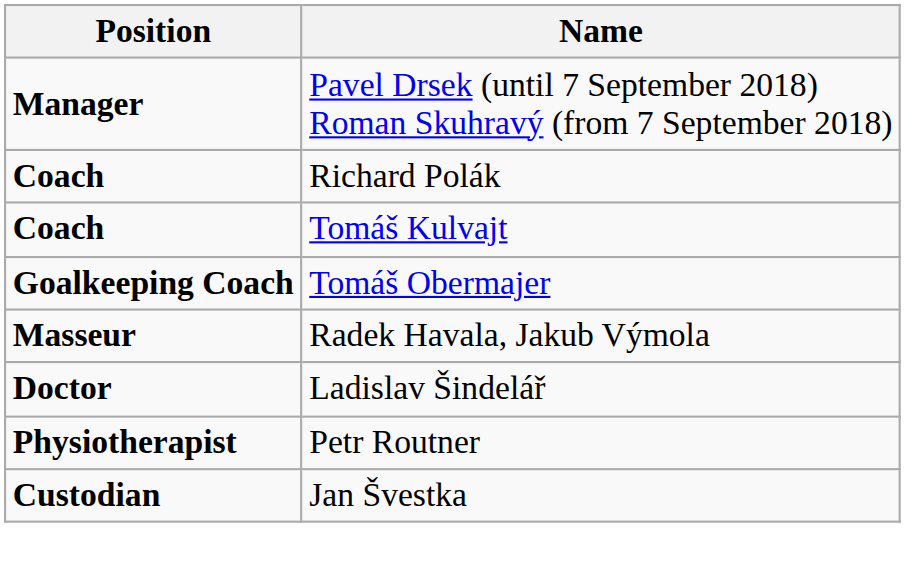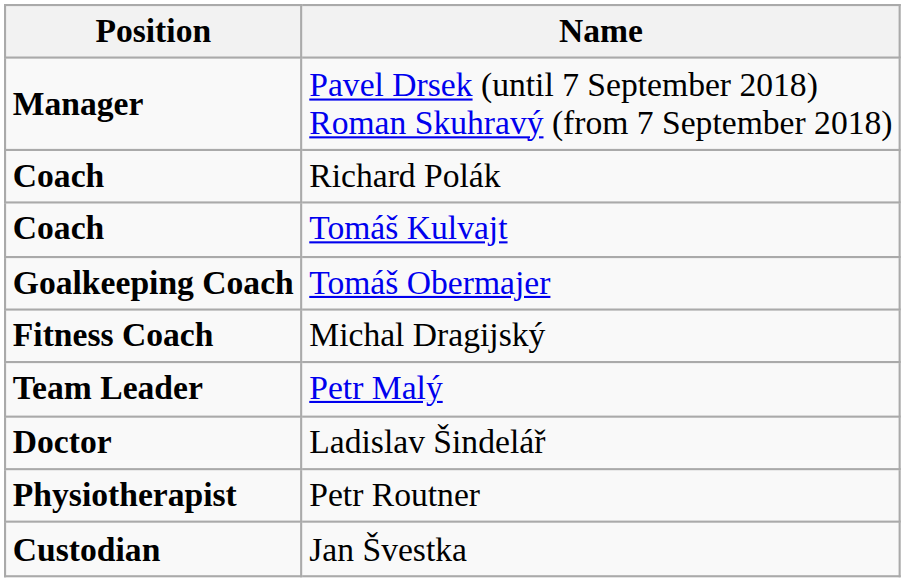+ row: (427, 335)
+ row: (376, 388)
- row: (510, 335)
